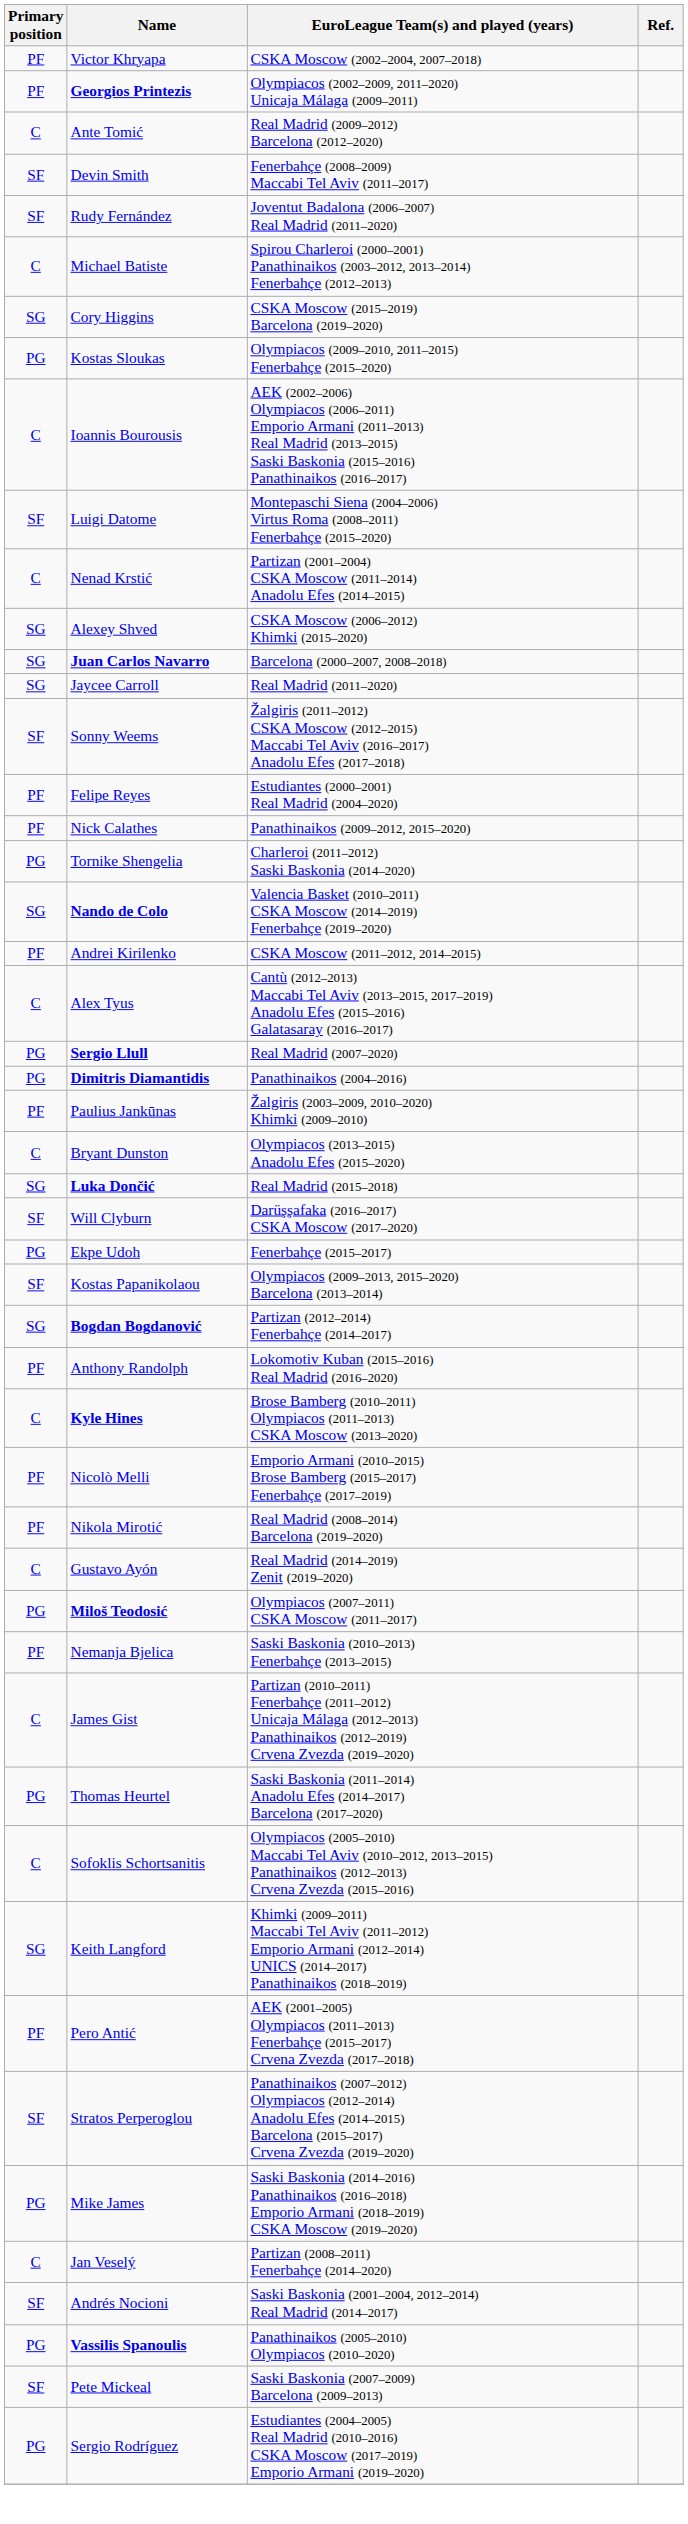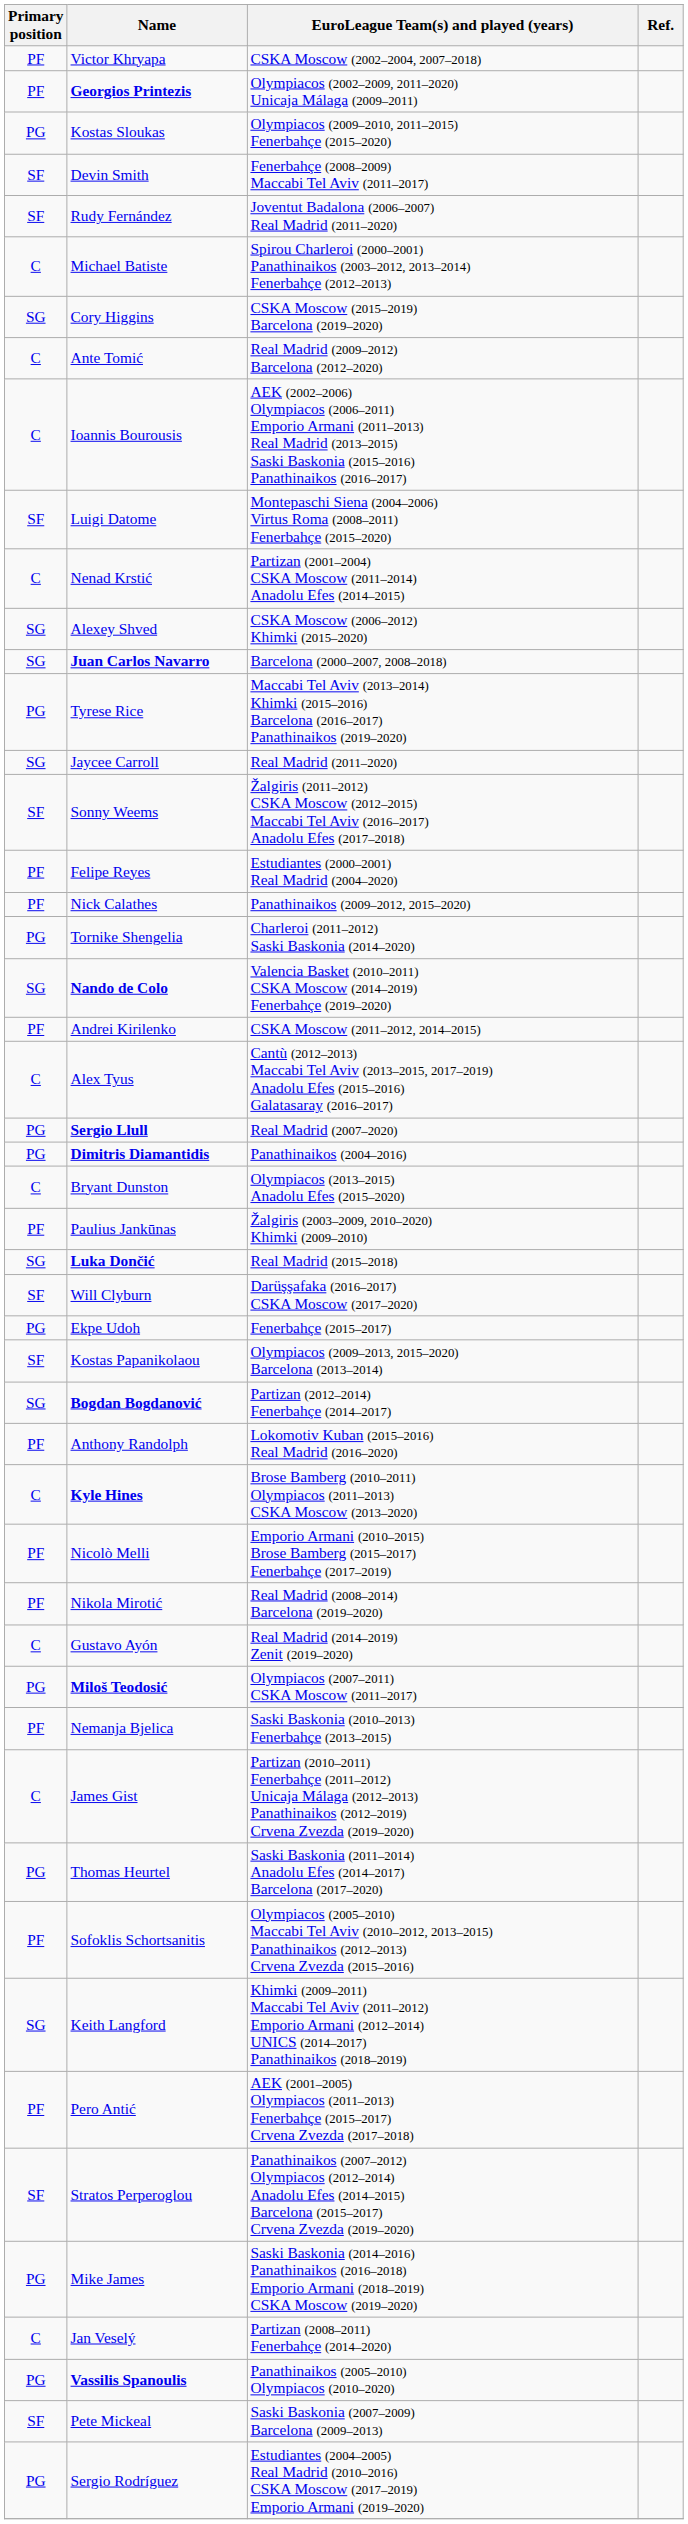rows swapped: (118, 358) <-> (107, 132)
+ row: (107, 711)
rows swapped: (119, 1152) <-> (123, 1111)
(36, 1863) C -> (36, 1939) PF
- row: (119, 2303)
